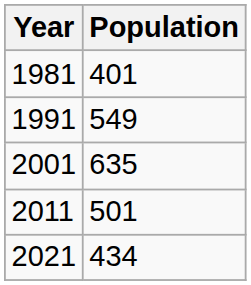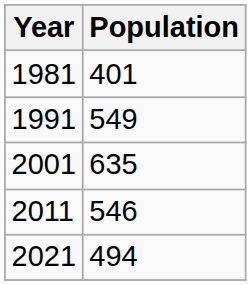(114, 211) 501 -> (114, 211) 546
(114, 257) 434 -> (114, 257) 494
